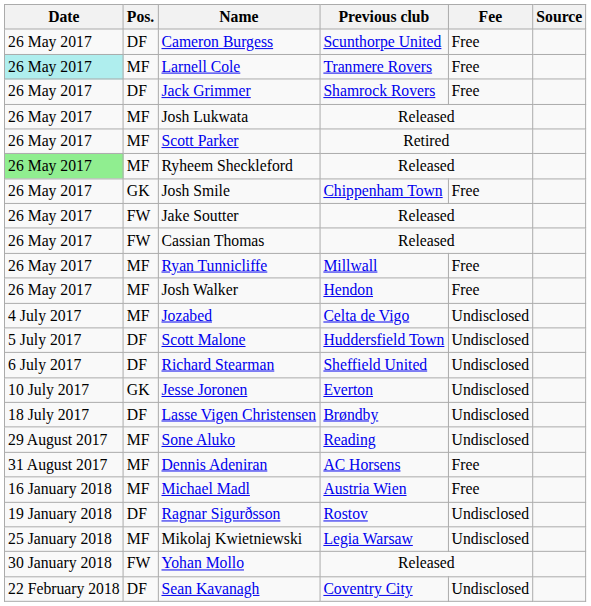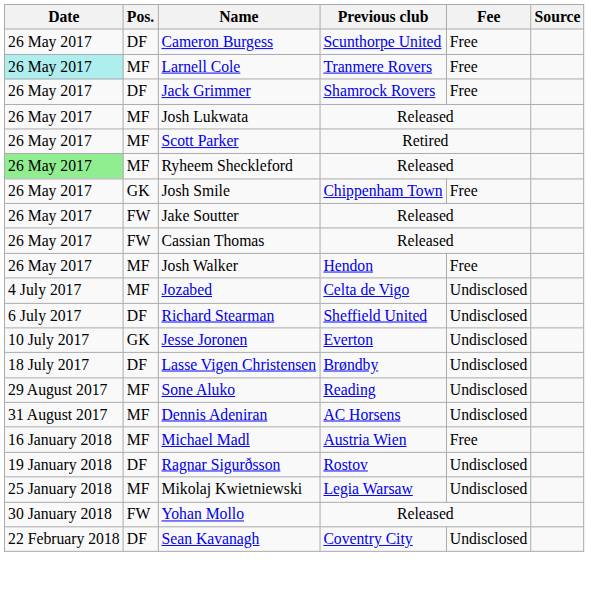- row: (214, 265)
- row: (204, 340)
(466, 464) Free -> (489, 414) Undisclosed
